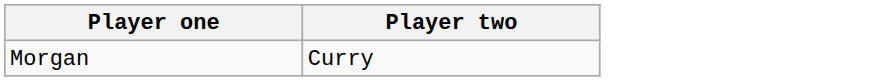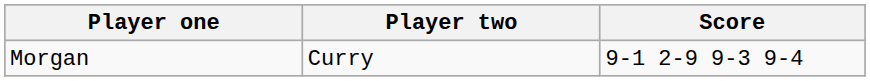+ column: (732, 23)
